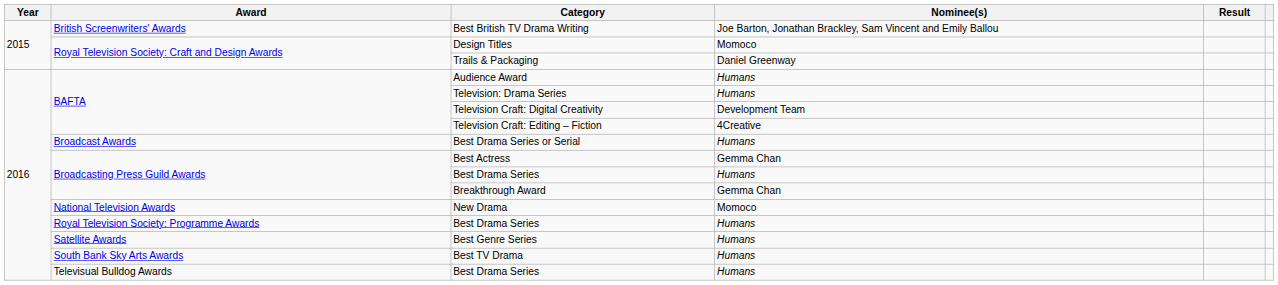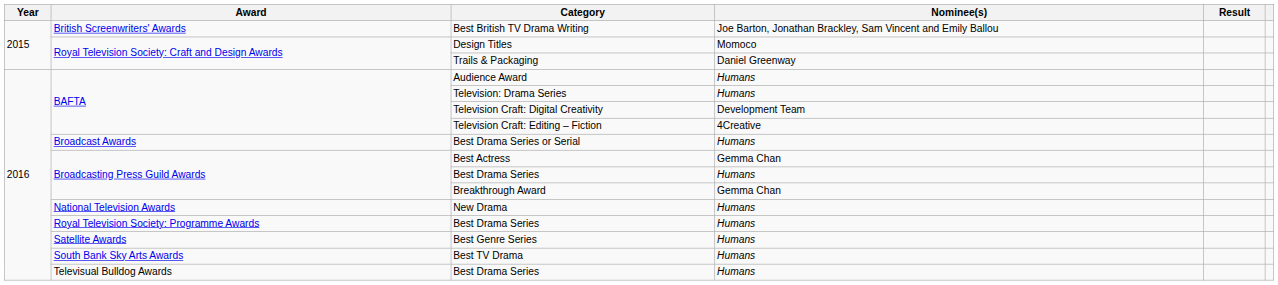(737, 207) Momoco -> (736, 207) Humans
